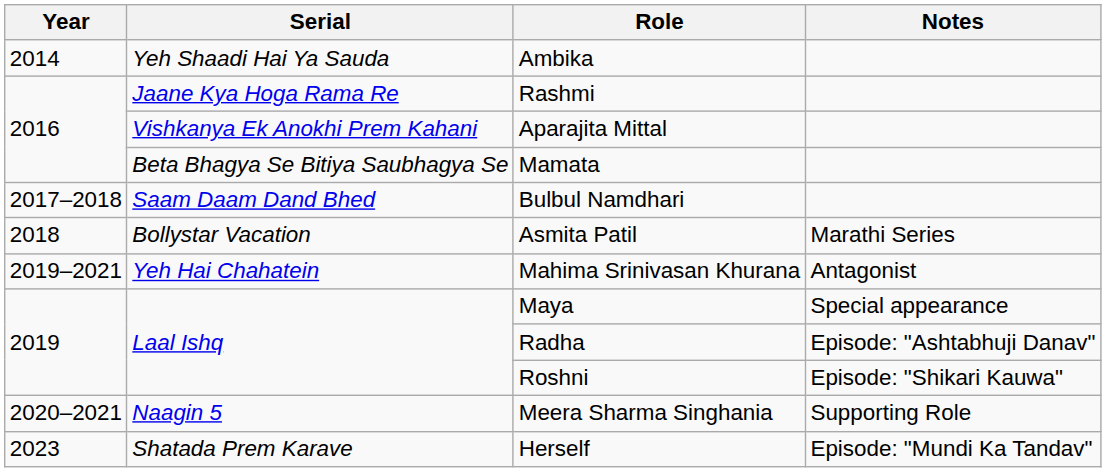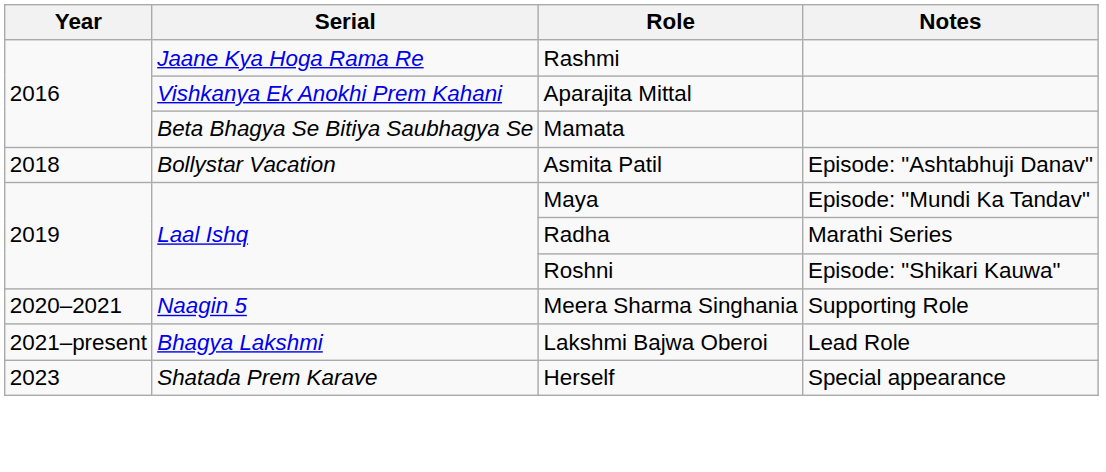- row: (556, 57)
- row: (602, 199)
(883, 235) Marathi Series -> (950, 164) Episode: "Ashtabhuji Danav"
- row: (659, 270)
(909, 306) Special appearance -> (949, 199) Episode: "Mundi Ka Tandav"
(953, 341) Episode: "Ashtabhuji Danav" -> (880, 235) Marathi Series
+ row: (656, 341)
(951, 448) Episode: "Mundi Ka Tandav" -> (907, 377) Special appearance
